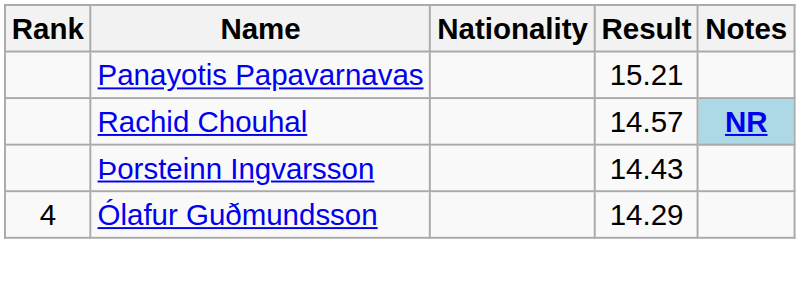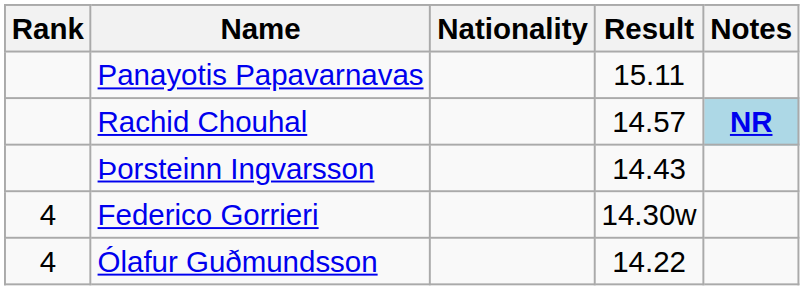(647, 75) 15.21 -> (649, 75) 15.11
+ row: (208, 215)
(647, 215) 14.29 -> (649, 262) 14.22
